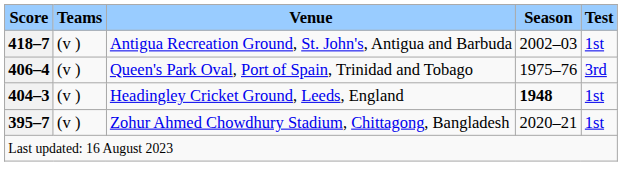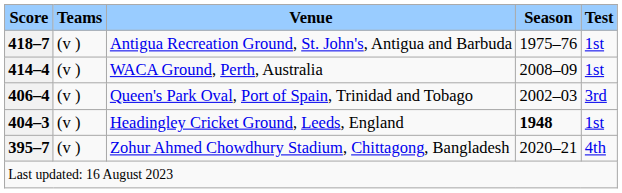(548, 43) 2002–03 -> (548, 43) 1975–76
+ row: (216, 69)
(548, 69) 1975–76 -> (548, 95) 2002–03
(594, 122) 1st -> (595, 148) 4th
